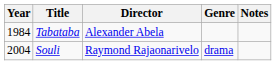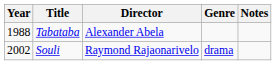(19, 32) 1984 -> (19, 32) 1988
(19, 50) 2004 -> (19, 50) 2002
